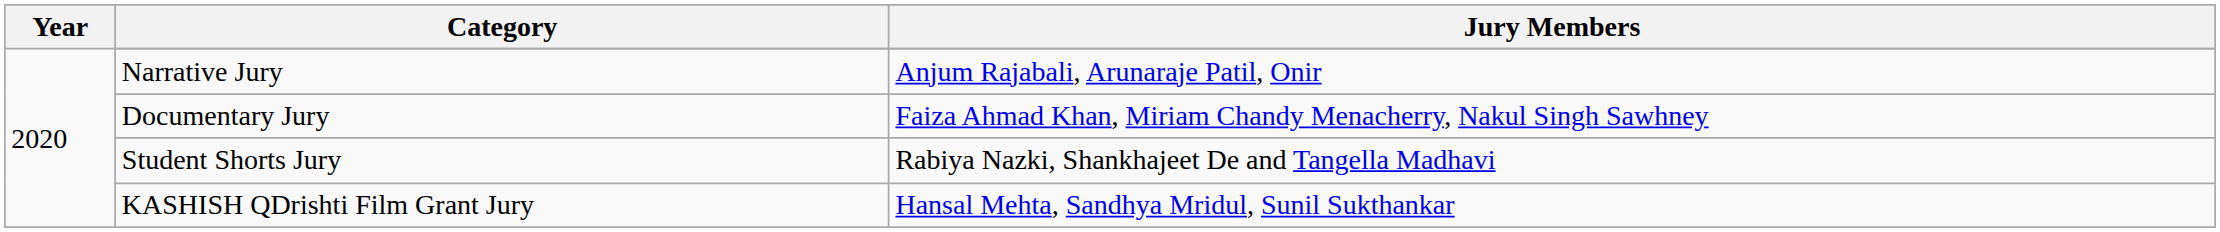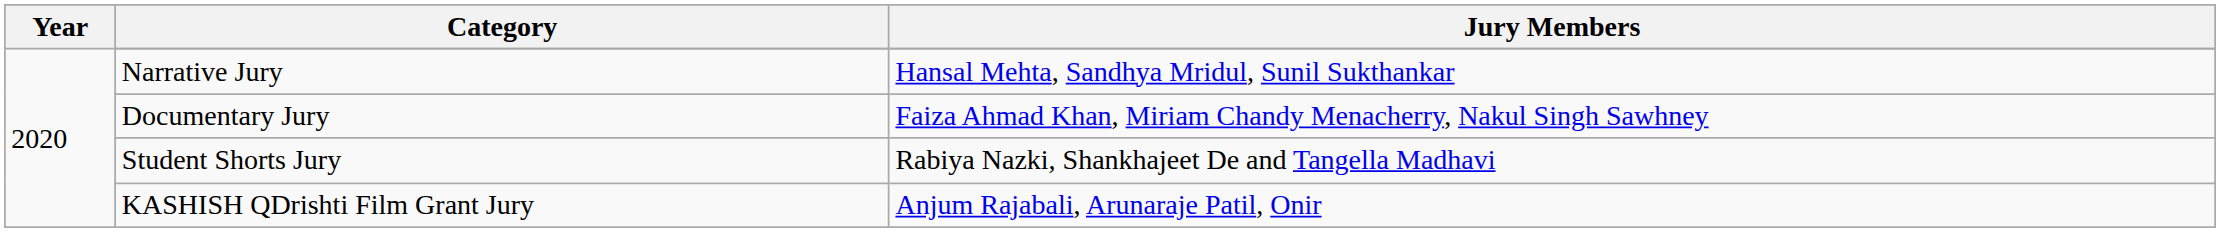(1109, 71) Anjum Rajabali, Arunaraje Patil, Onir -> (1175, 71) Hansal Mehta, Sandhya Mridul, Sunil Sukthankar
(1175, 204) Hansal Mehta, Sandhya Mridul, Sunil Sukthankar -> (1109, 204) Anjum Rajabali, Arunaraje Patil, Onir
